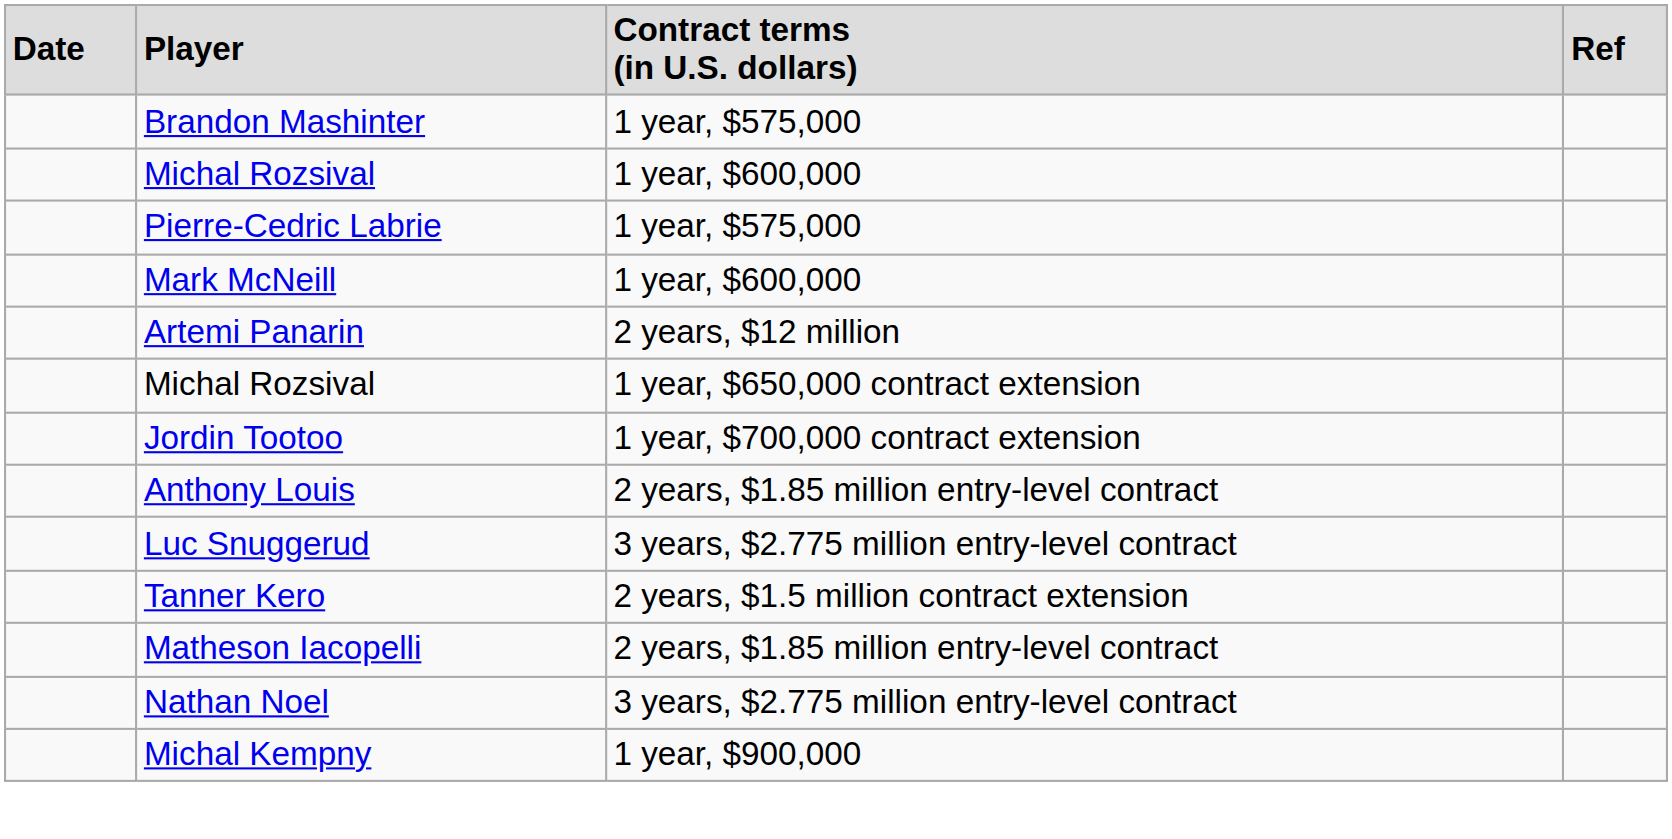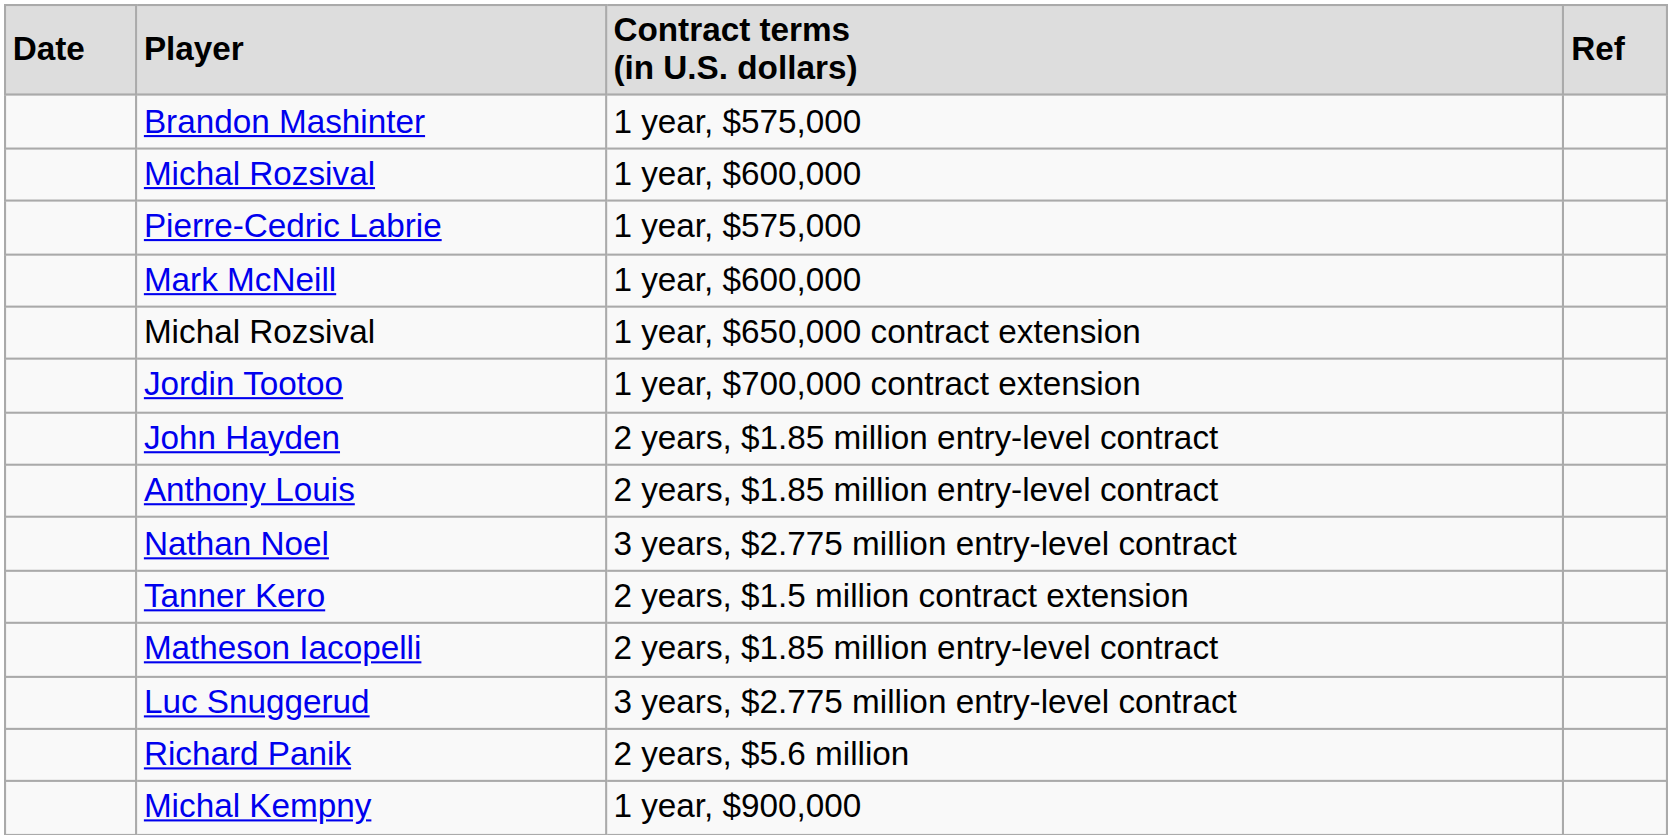- row: (254, 332)
+ row: (242, 437)
rows swapped: (257, 543) <-> (236, 701)
+ row: (247, 754)
